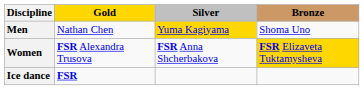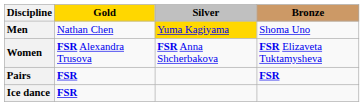(291, 53) gold background -> (291, 53) no background
+ row: (19, 76)
